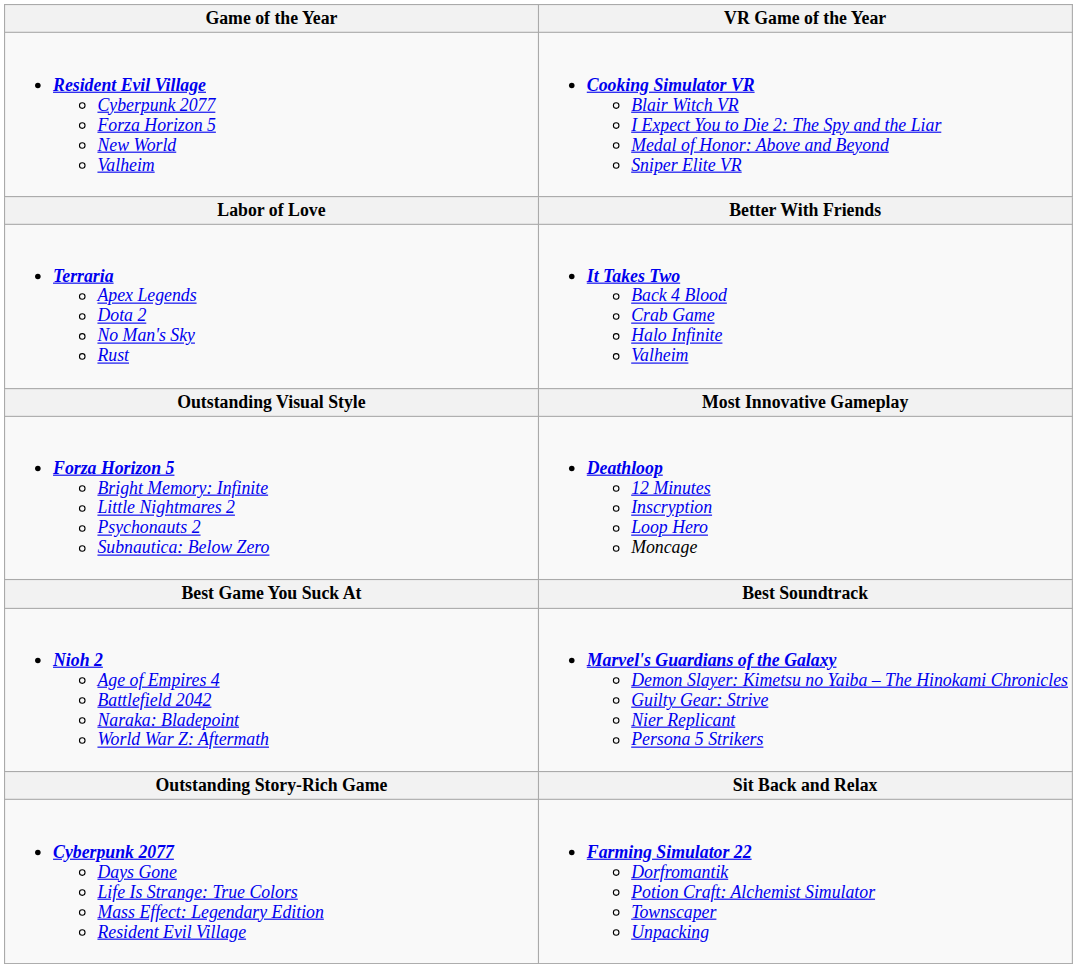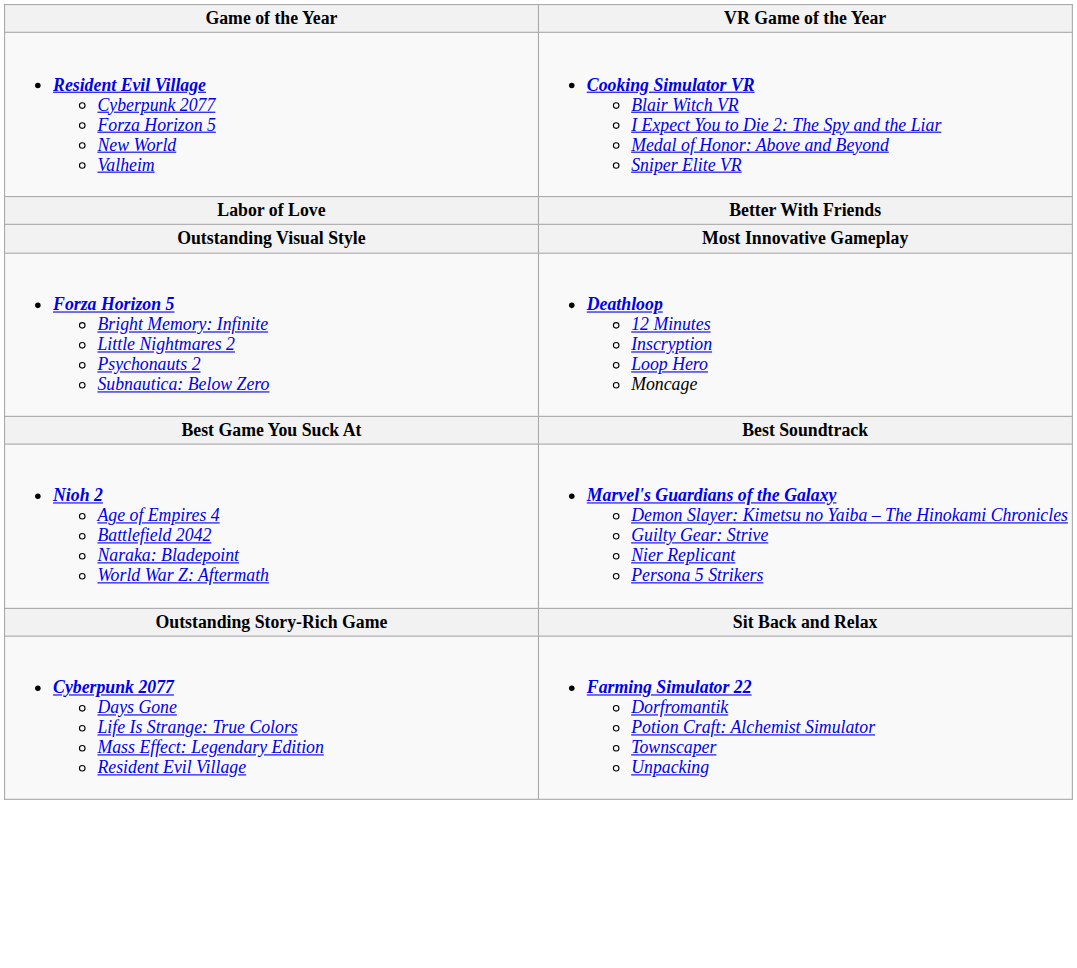- row: (271, 316)
